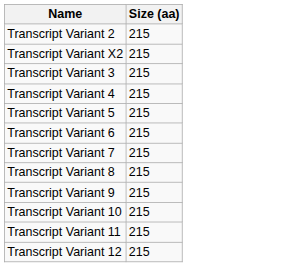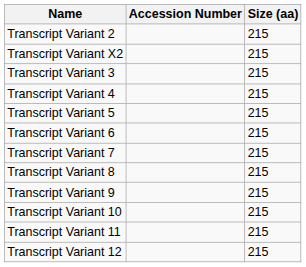+ column: (185, 14)
